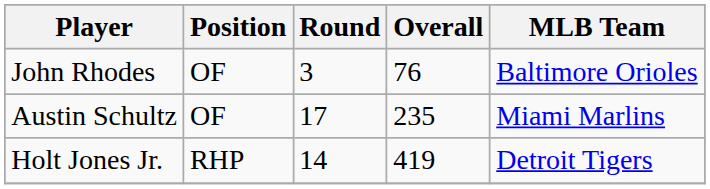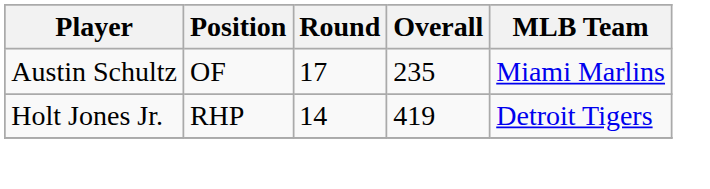- row: (83, 71)
